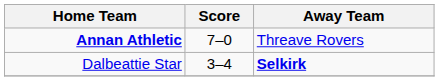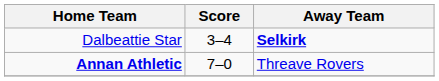rows swapped: (132, 64) <-> (129, 40)
